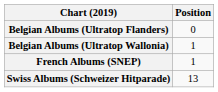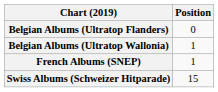(193, 78) 13 -> (193, 78) 15
